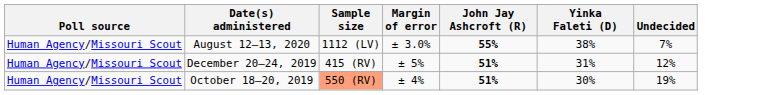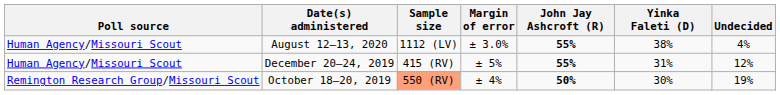(666, 44) 7% -> (743, 44) 4%
(488, 62) 51% -> (566, 62) 55%
(94, 80) Human Agency/Missouri Scout -> (133, 80) Remington Research Group/Missouri Scout
(488, 80) 51% -> (566, 80) 50%
